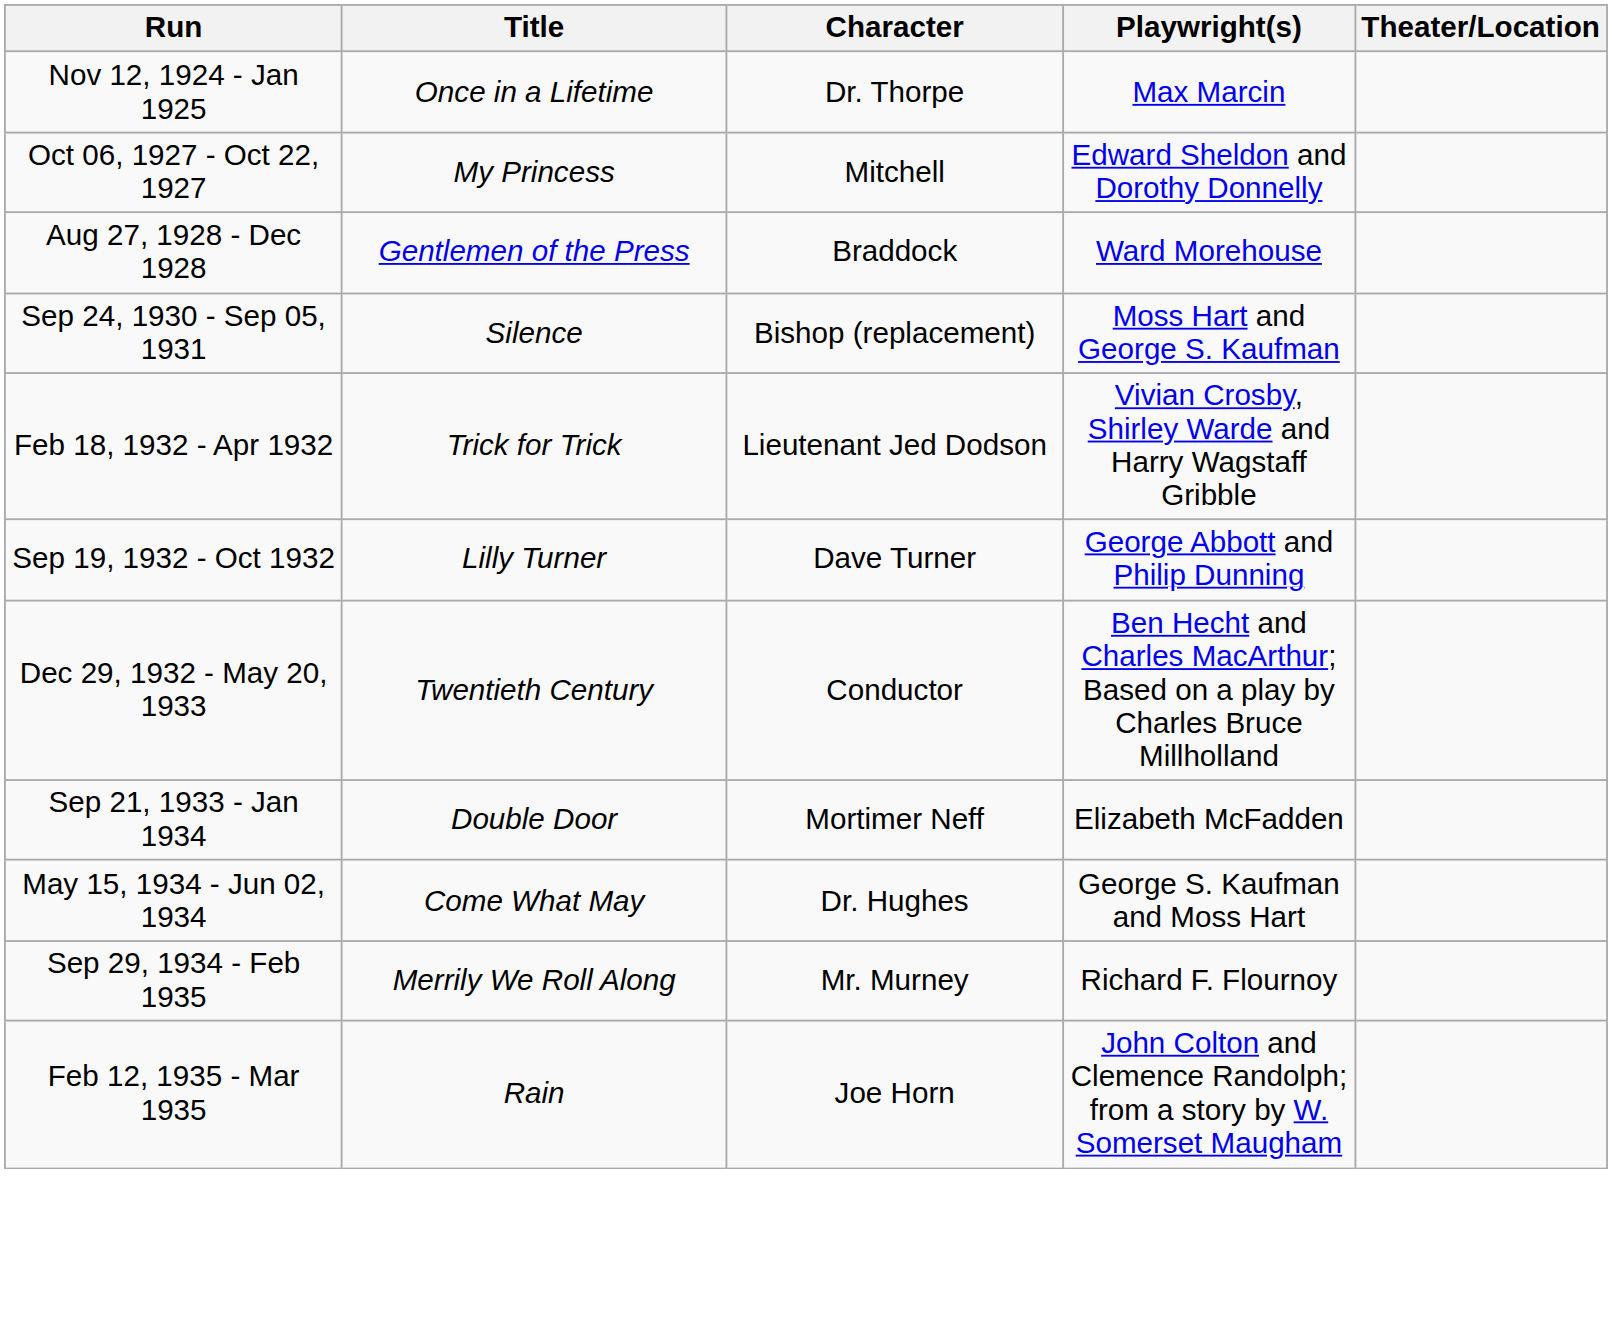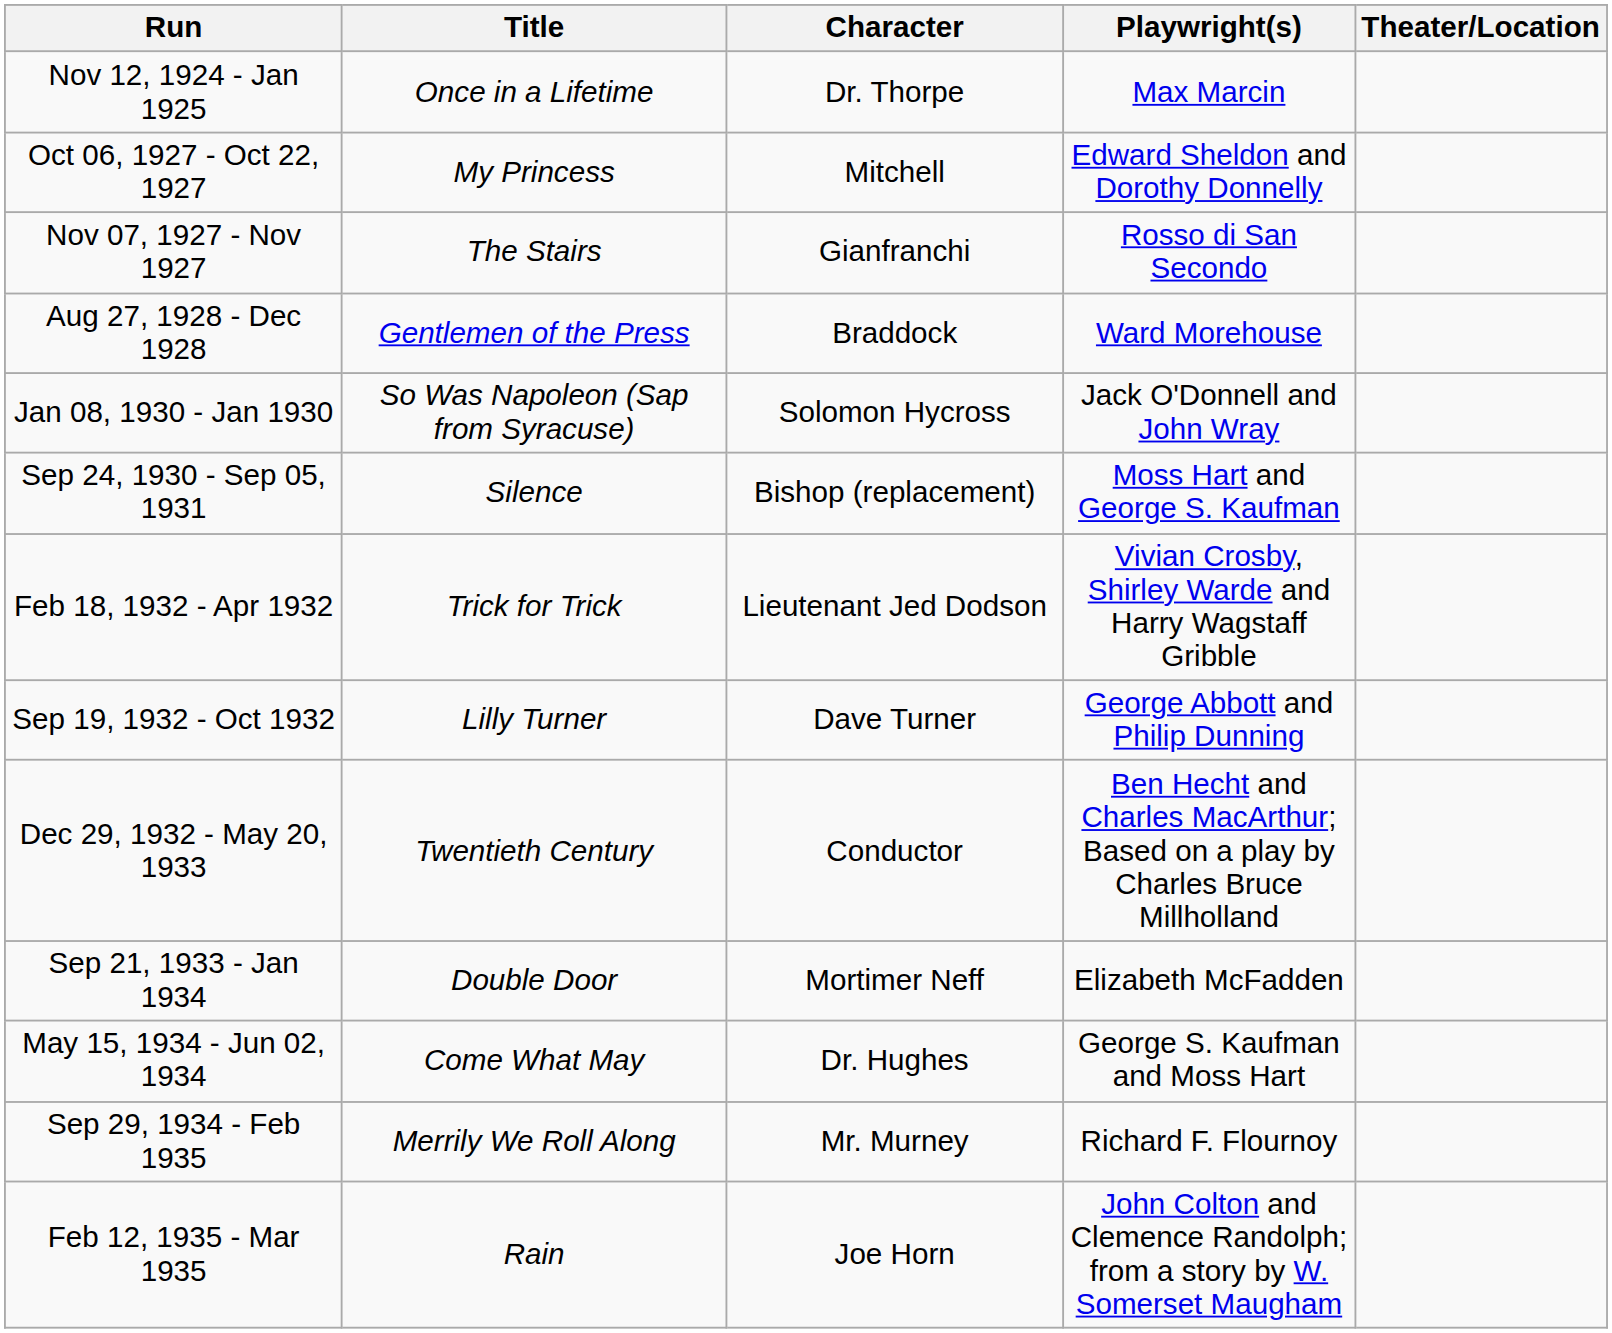+ row: (174, 252)
+ row: (174, 412)
